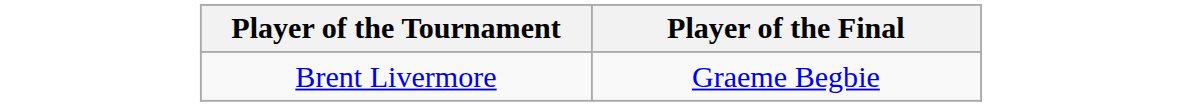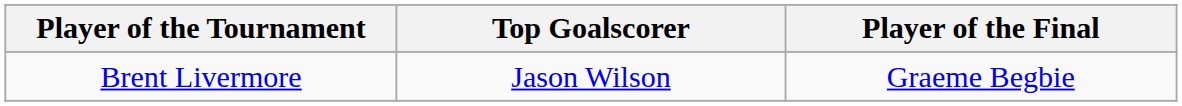+ column: (591, 28)
